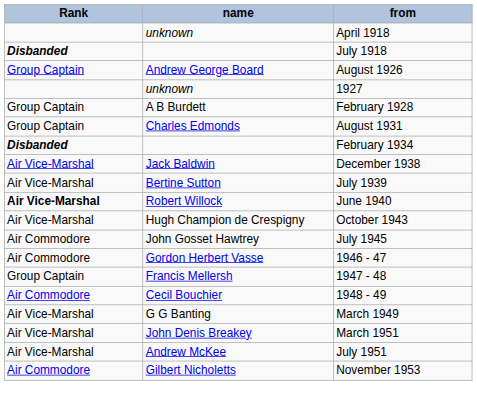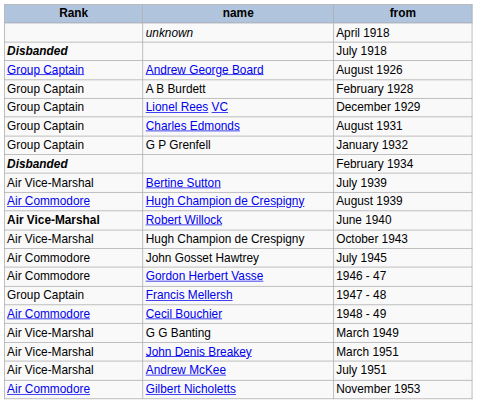- row: (349, 88)
+ row: (378, 107)
+ row: (372, 145)
- row: (378, 164)
+ row: (369, 201)
